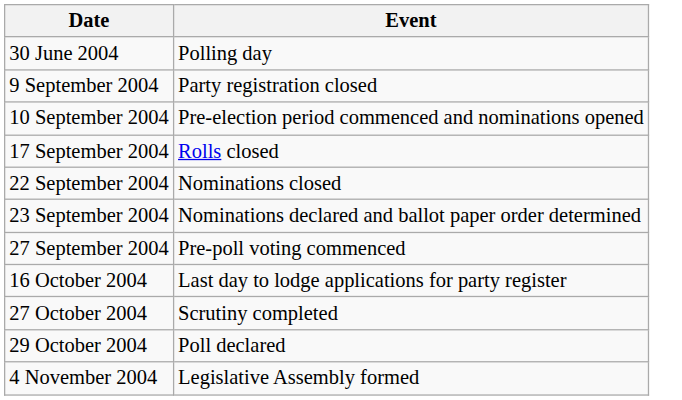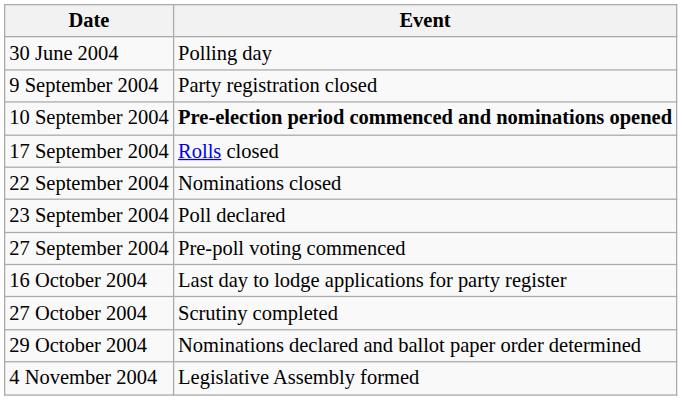(411, 118) normal -> (425, 118) bold
(410, 215) Nominations declared and ballot paper order determined -> (232, 215) Poll declared
(232, 345) Poll declared -> (410, 345) Nominations declared and ballot paper order determined
